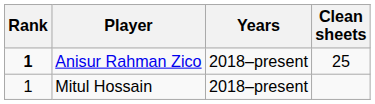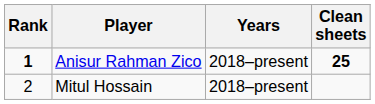(341, 61) normal -> (341, 61) bold
(28, 86) 1 -> (28, 86) 2
